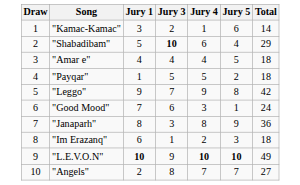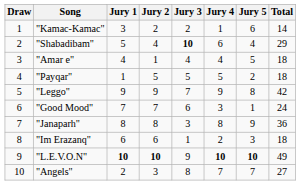+ column: (155, 12)
